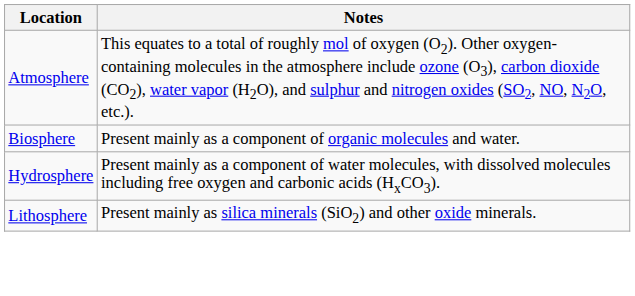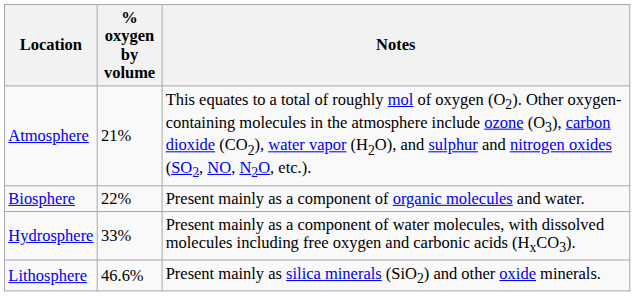+ column: (130, 45)
